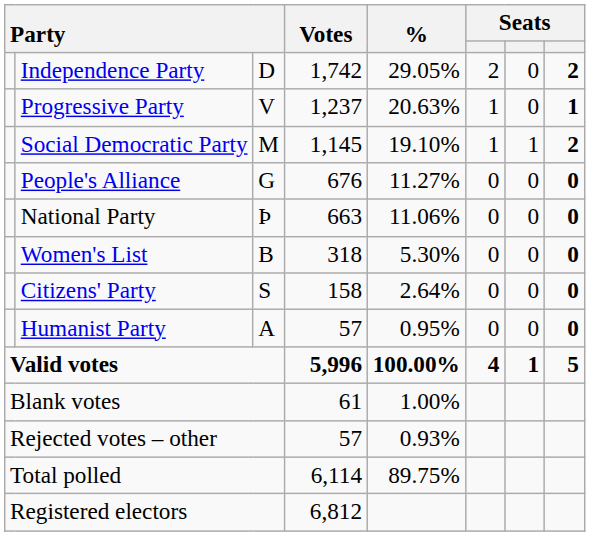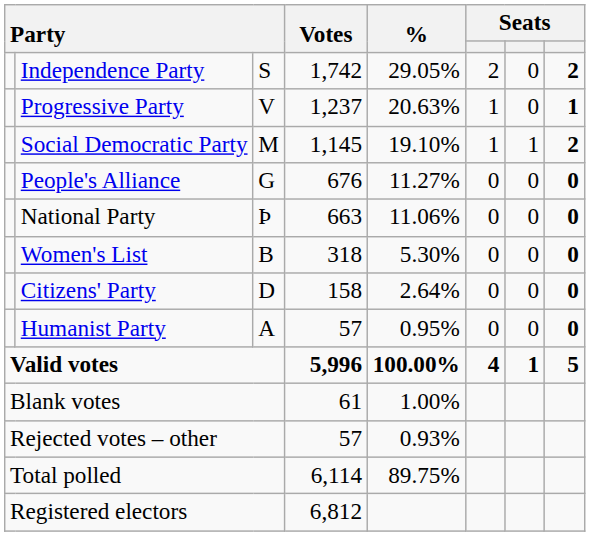(267, 70) D -> (265, 70) S
(265, 291) S -> (267, 291) D
